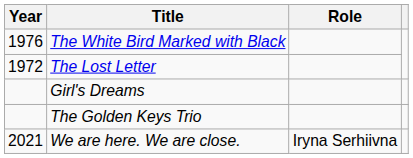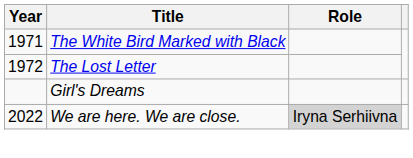(26, 41) 1976 -> (26, 41) 1971
- row: (126, 116)
(26, 141) 2021 -> (26, 116) 2022
(345, 141) no background -> (345, 116) lightgrey background
